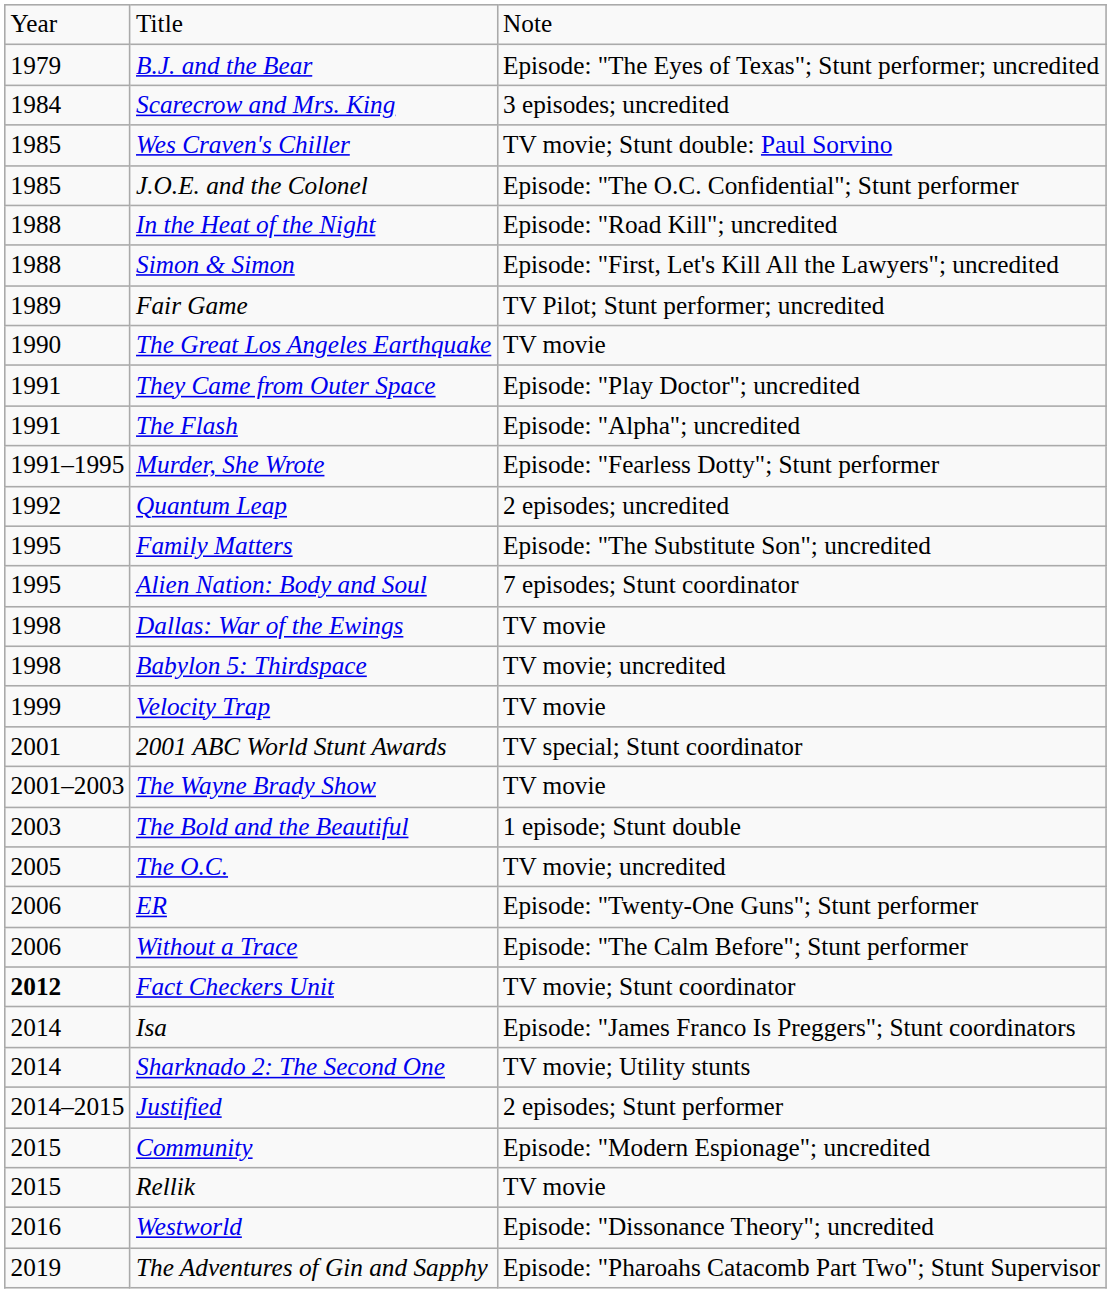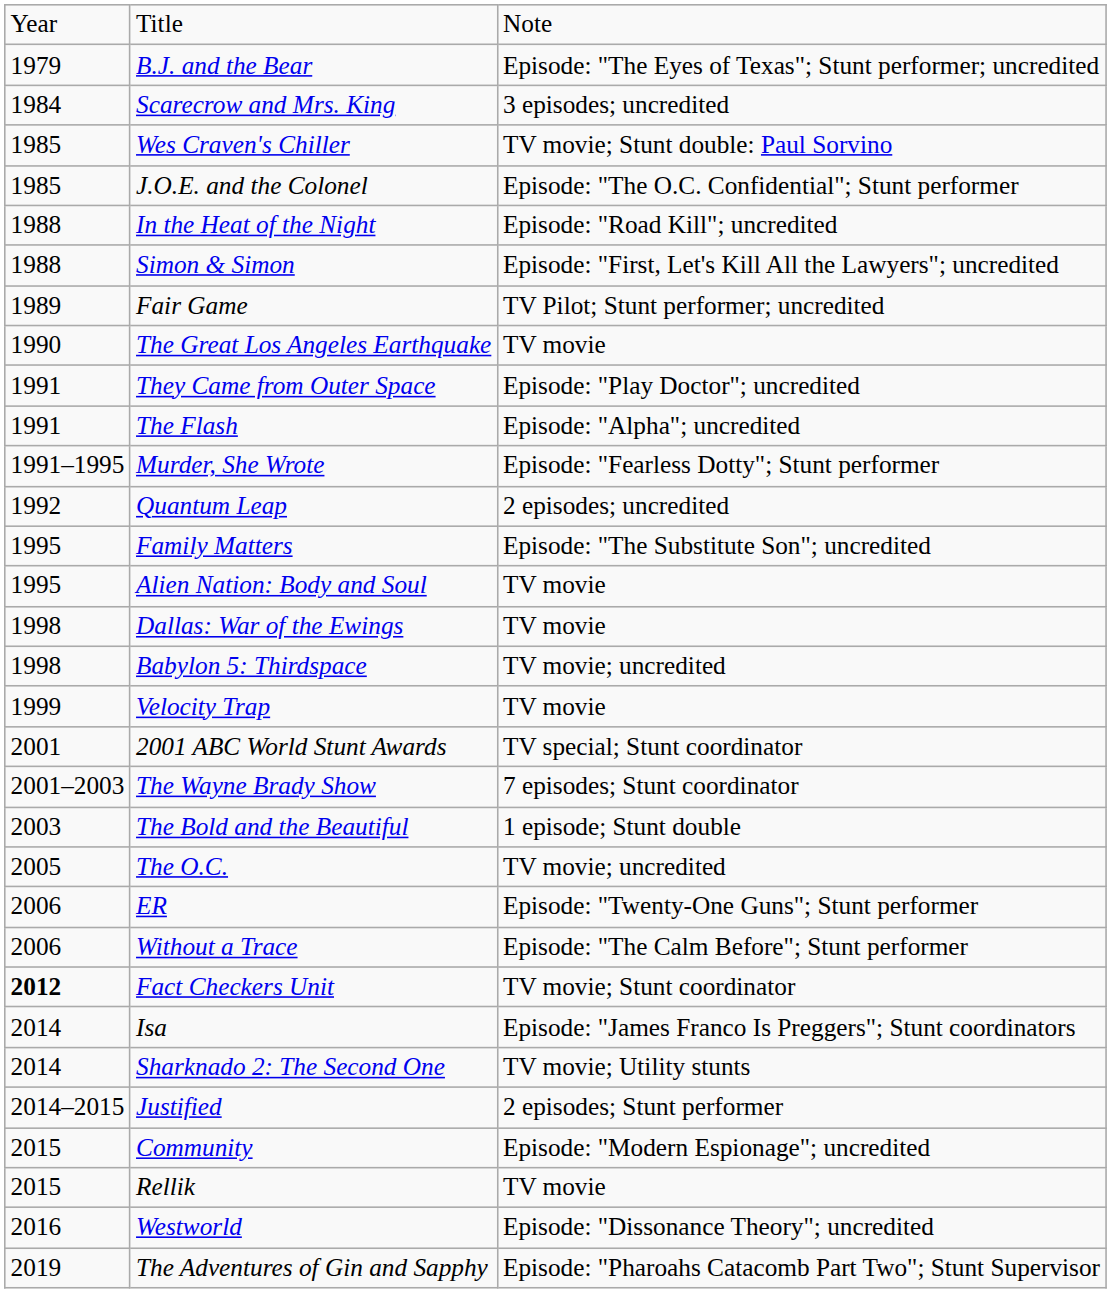(651, 585) 7 episodes; Stunt coordinator -> (554, 585) TV movie
(554, 786) TV movie -> (651, 786) 7 episodes; Stunt coordinator
